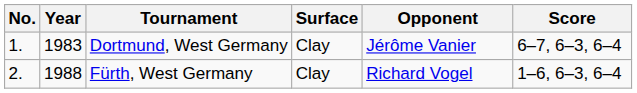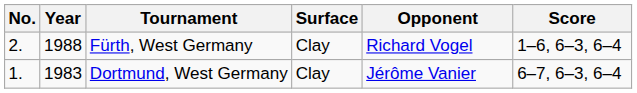rows swapped: (189, 45) <-> (171, 73)
